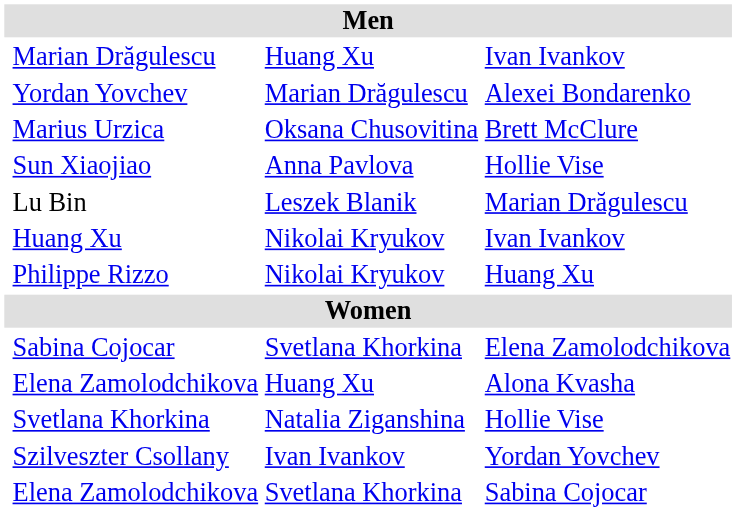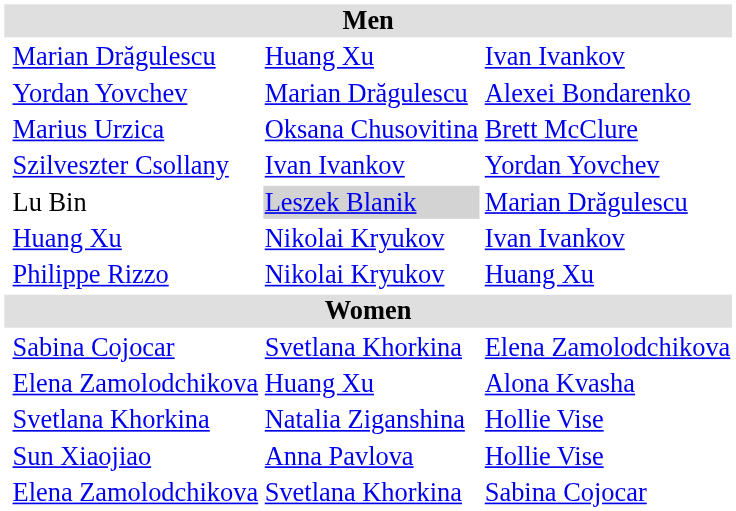rows swapped: (121, 456) <-> (82, 165)
(341, 201) no background -> (341, 201) lightgrey background
